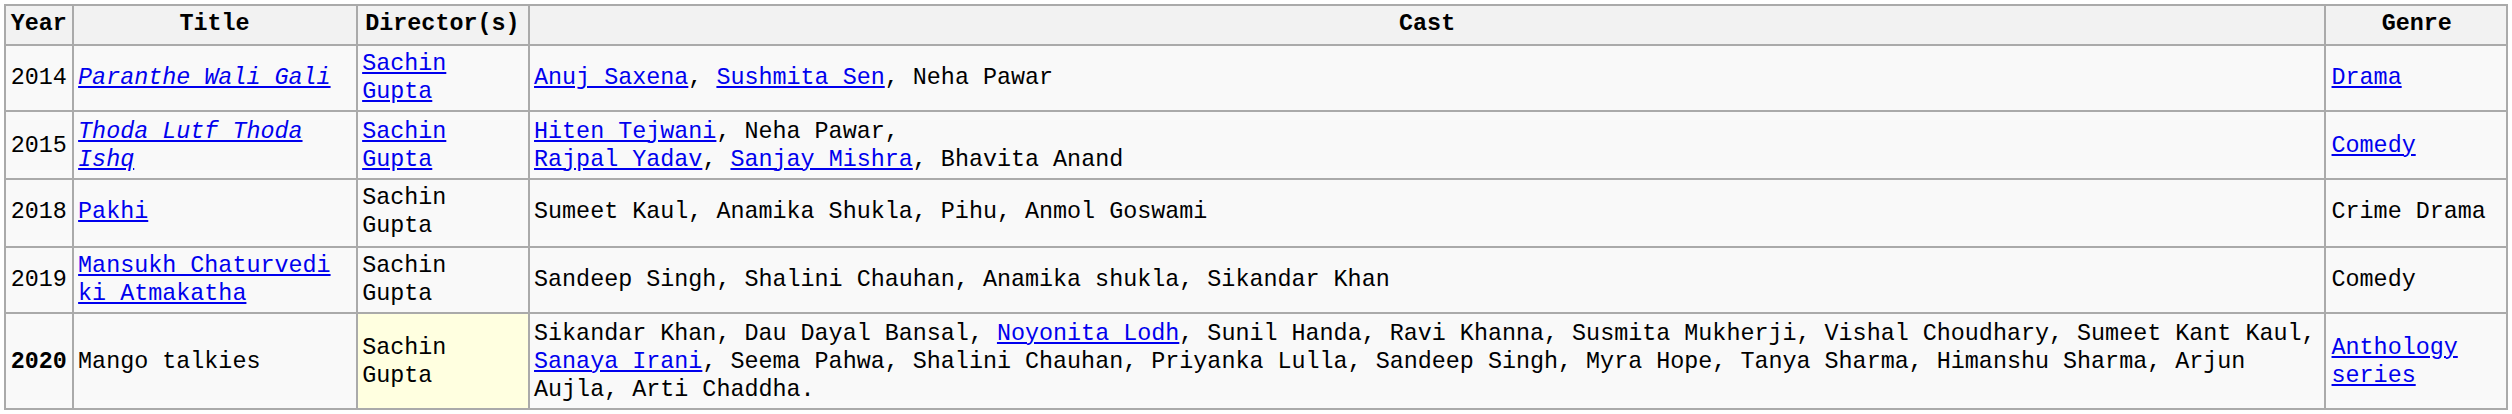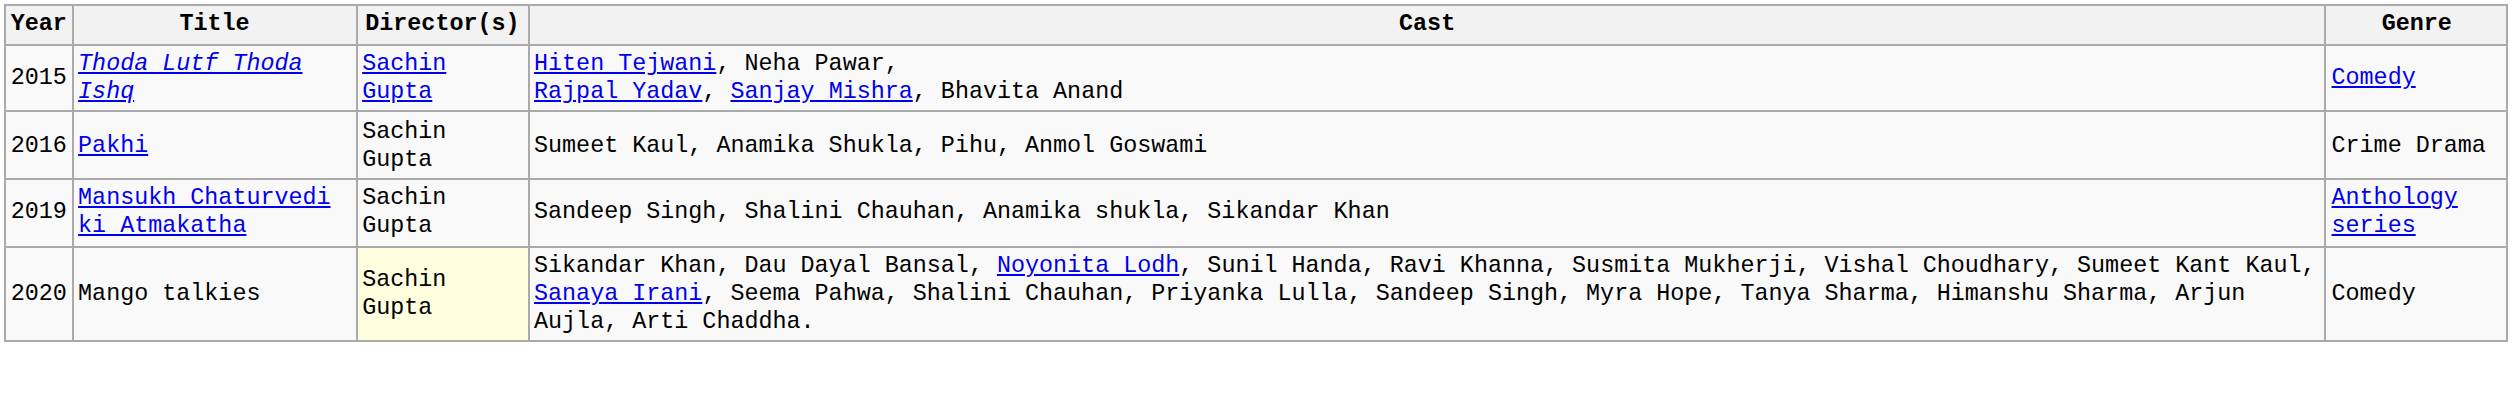- row: (204, 78)
(39, 212) 2018 -> (39, 145) 2016
(2374, 280) Comedy -> (2395, 212) Anthology series
(39, 361) bold -> (39, 294) normal
(2395, 361) Anthology series -> (2374, 294) Comedy
